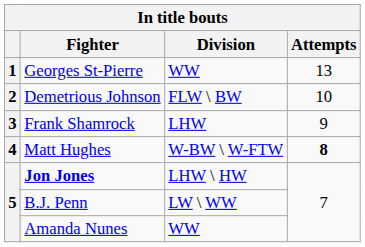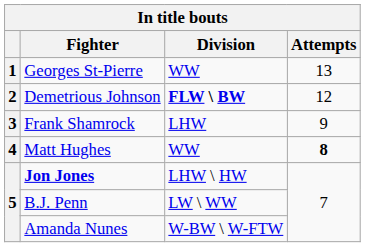(205, 96) normal -> (207, 96) bold
(324, 96) 10 -> (324, 96) 12
(226, 149) W-BW \ W-FTW -> (184, 149) WW
(184, 228) WW -> (226, 228) W-BW \ W-FTW
